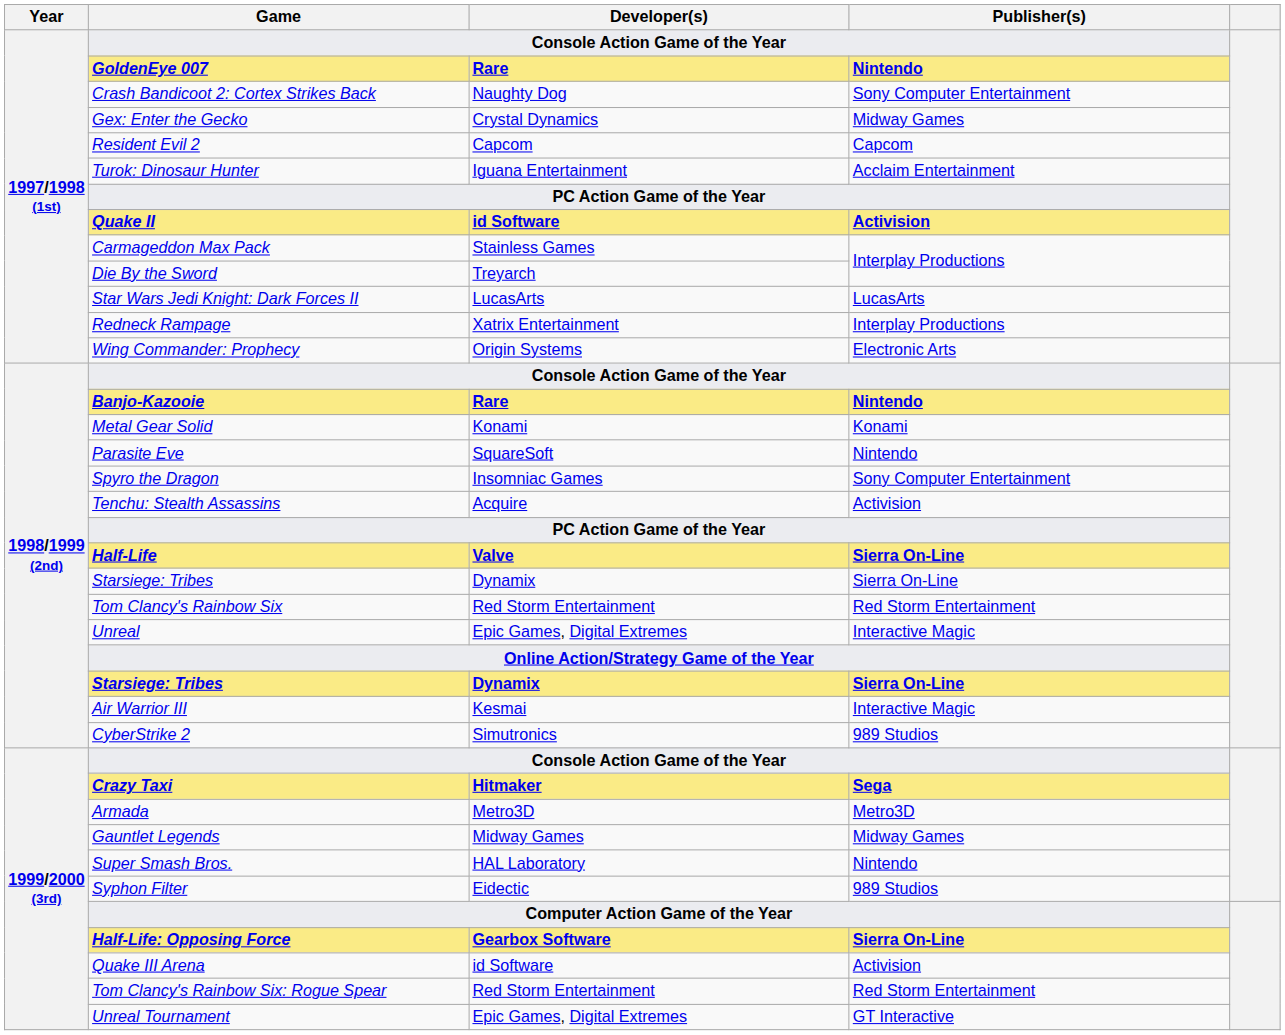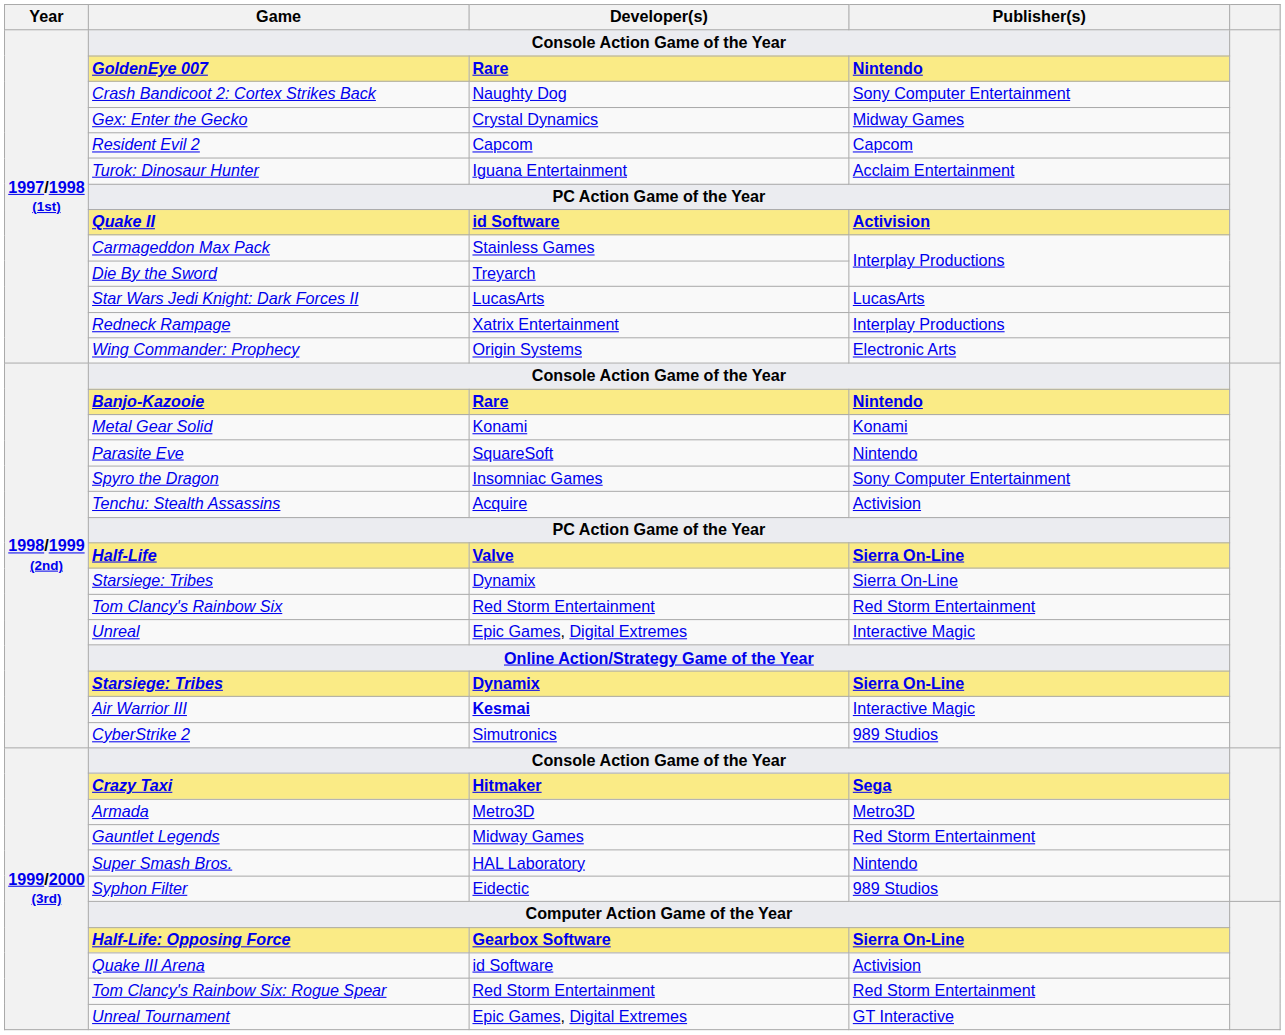(499, 709) normal -> (501, 709) bold
(908, 837) Midway Games -> (944, 837) Red Storm Entertainment
